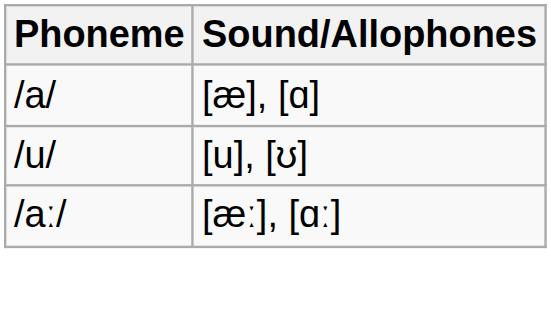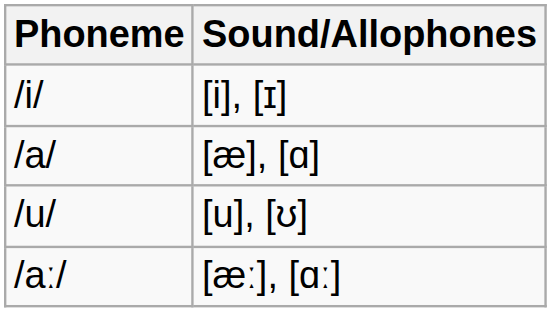+ row: (245, 94)
